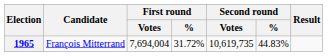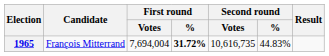(189, 43) normal -> (190, 43) bold
(231, 43) 10,619,735 -> (233, 43) 10,616,735
